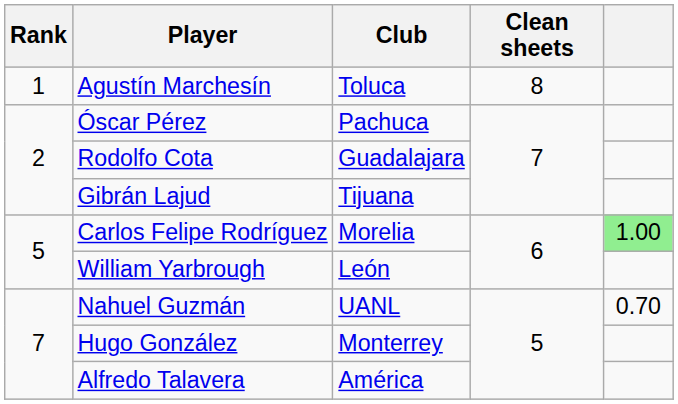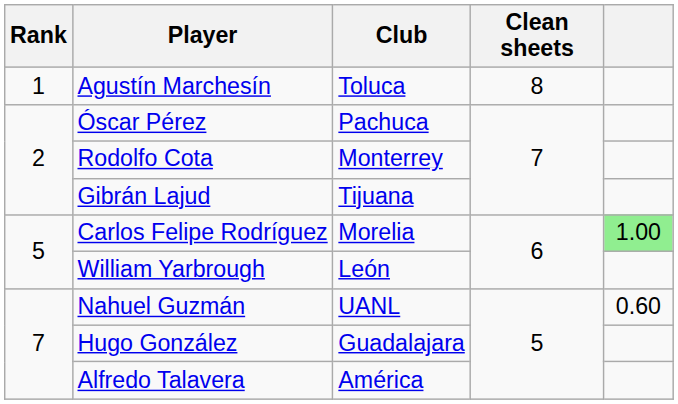(402, 159) Guadalajara -> (391, 159) Monterrey
(638, 306) 0.70 -> (638, 306) 0.60
(391, 343) Monterrey -> (402, 343) Guadalajara
